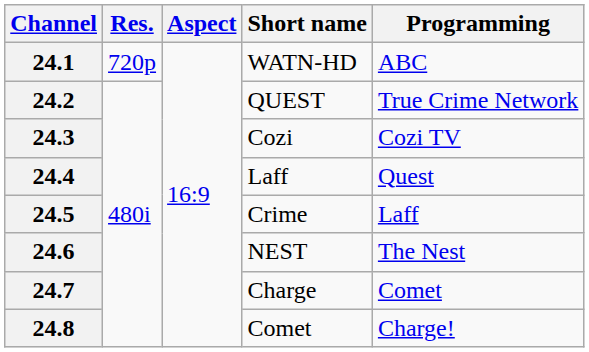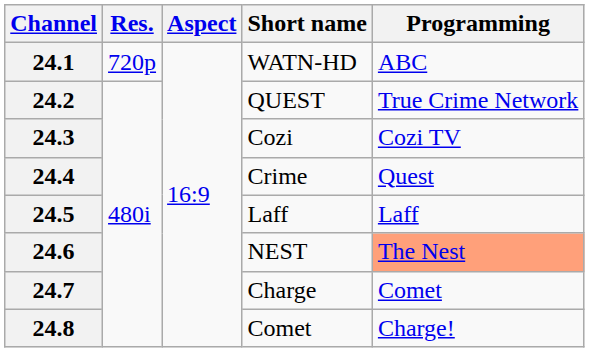(268, 175) Laff -> (277, 175) Crime
(277, 213) Crime -> (268, 213) Laff
(422, 251) no background -> (422, 251) lightsalmon background
